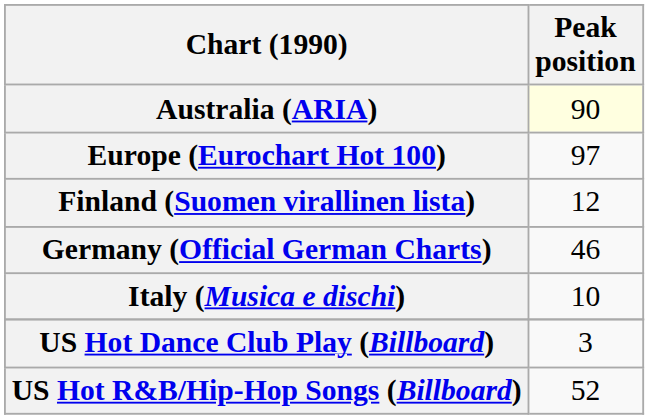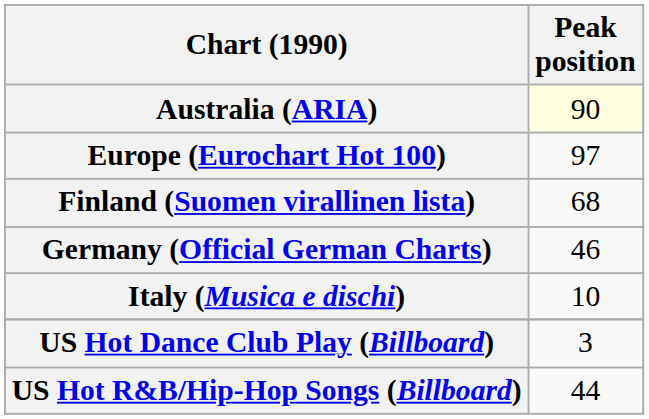(585, 202) 12 -> (585, 202) 68
(585, 389) 52 -> (585, 389) 44
